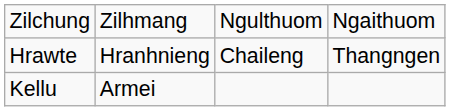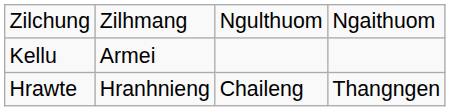rows swapped: (43, 55) <-> (33, 88)
